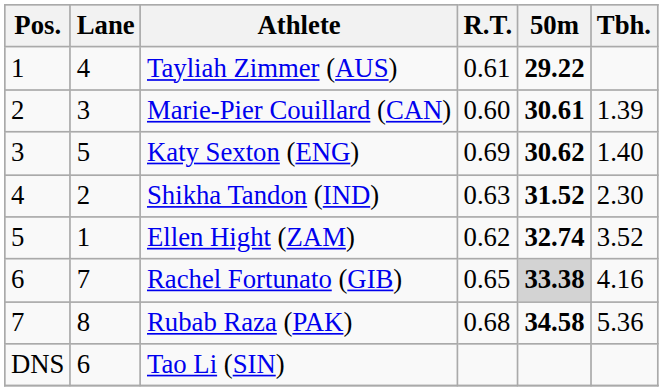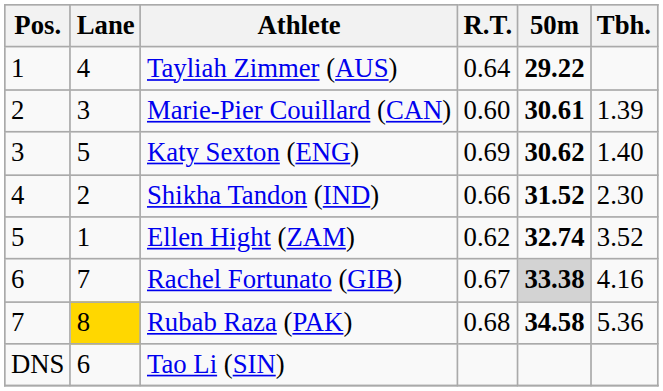(487, 68) 0.61 -> (487, 68) 0.64
(487, 195) 0.63 -> (487, 195) 0.66
(487, 279) 0.65 -> (487, 279) 0.67
(83, 322) no background -> (83, 322) gold background
